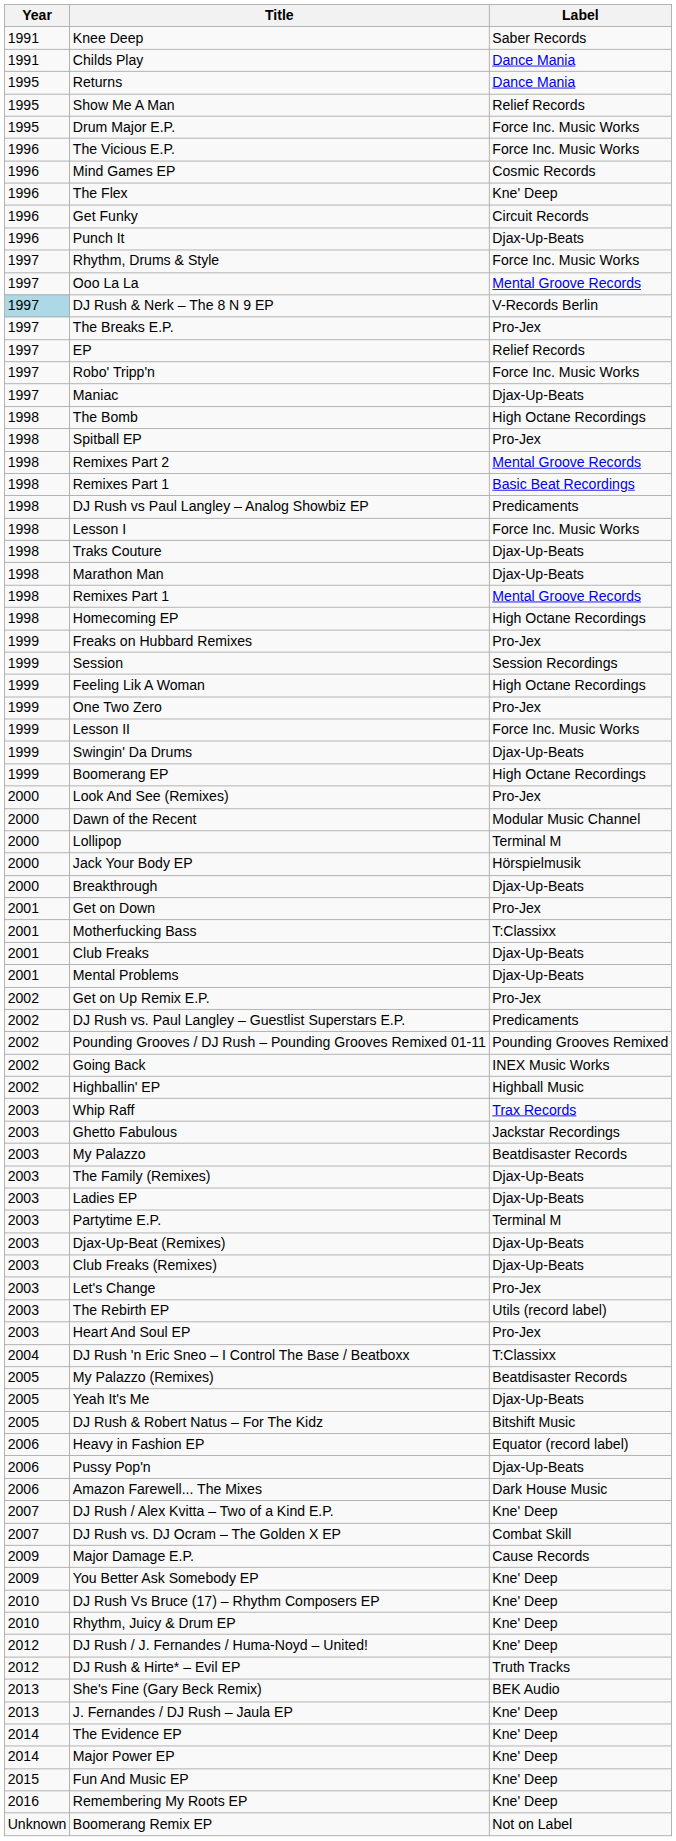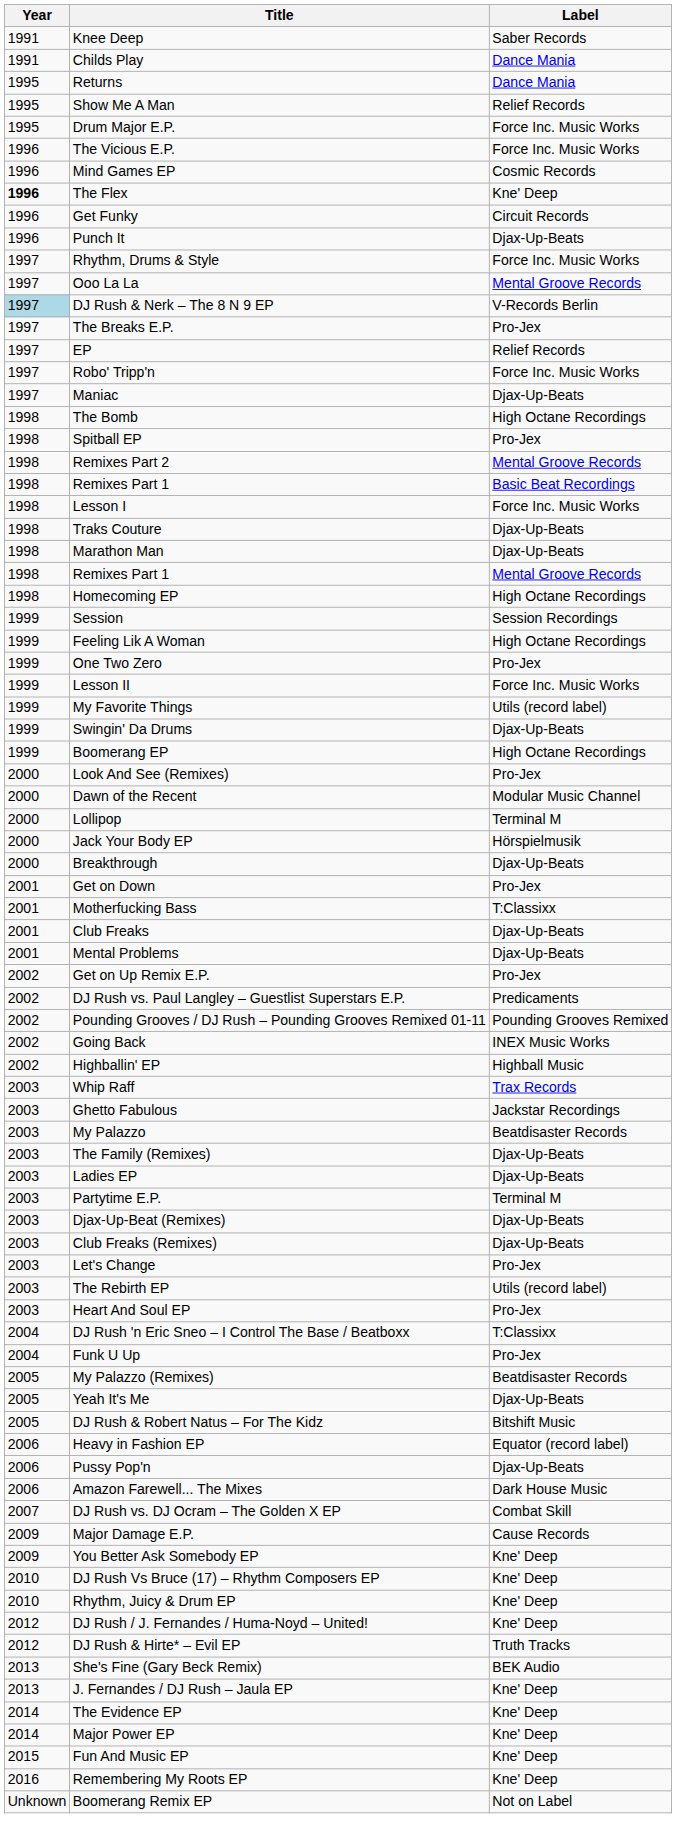(23, 194) normal -> (23, 194) bold
- row: (221, 506)
- row: (162, 640)
+ row: (133, 707)
+ row: (107, 1355)
- row: (203, 1511)
